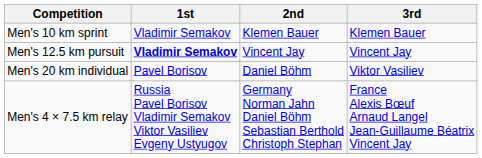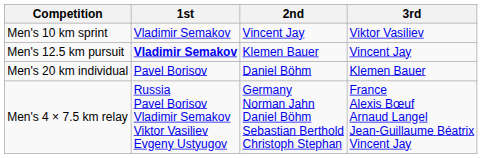(281, 33) Klemen Bauer -> (274, 33) Vincent Jay
(388, 33) Klemen Bauer -> (387, 33) Viktor Vasiliev
(274, 52) Vincent Jay -> (281, 52) Klemen Bauer
(387, 71) Viktor Vasiliev -> (388, 71) Klemen Bauer
